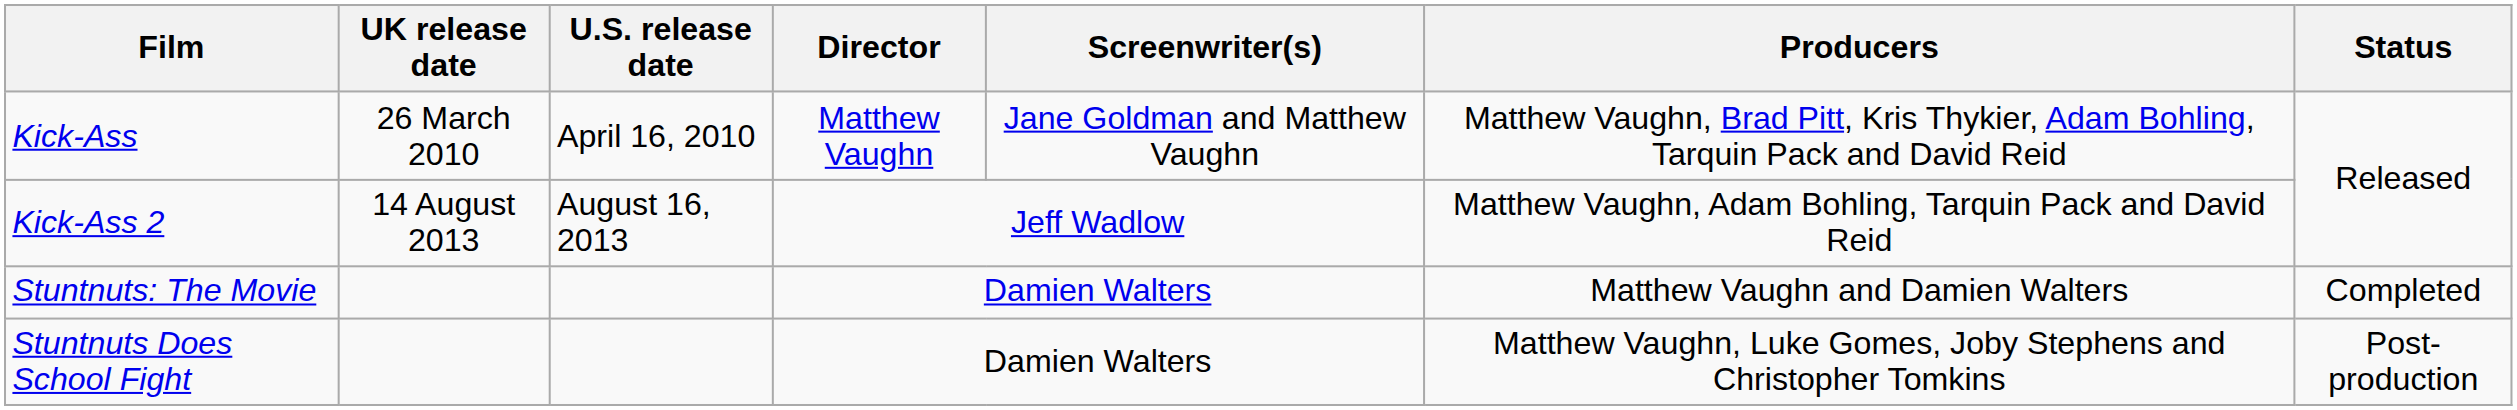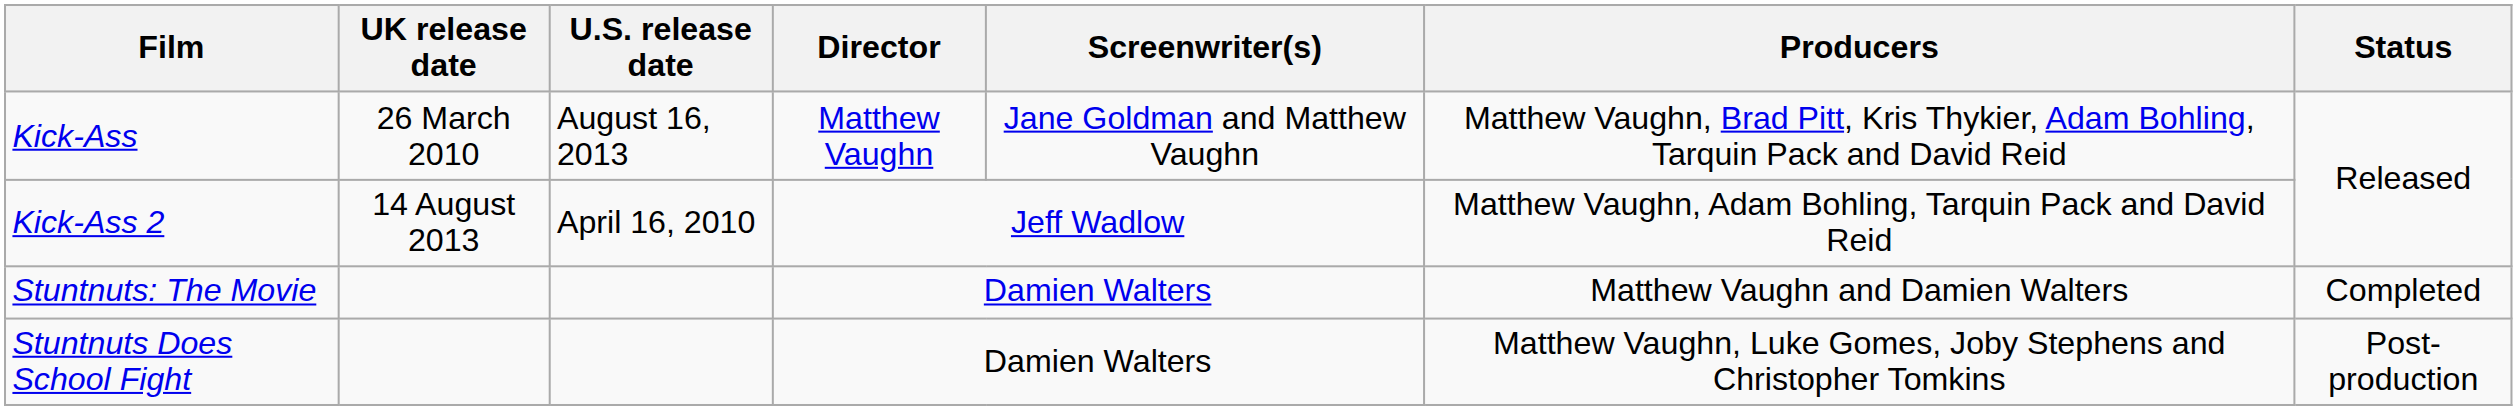(656, 135) April 16, 2010 -> (634, 135) August 16, 2013
(634, 222) August 16, 2013 -> (656, 222) April 16, 2010
